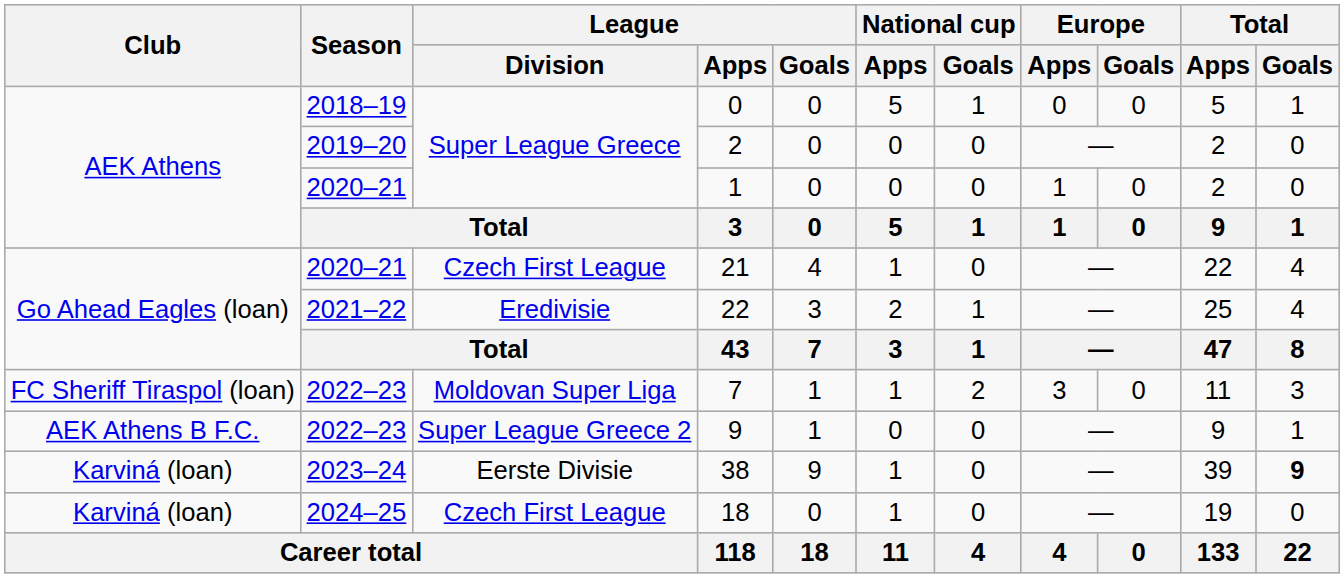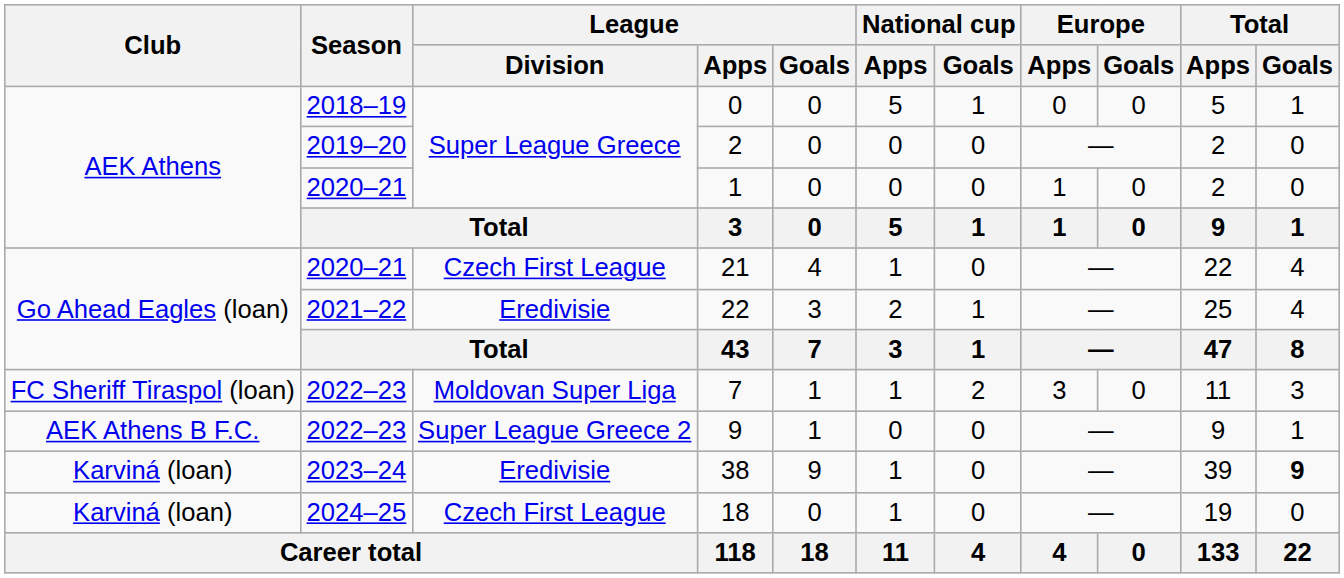(555, 471) Eerste Divisie -> (555, 471) Eredivisie
